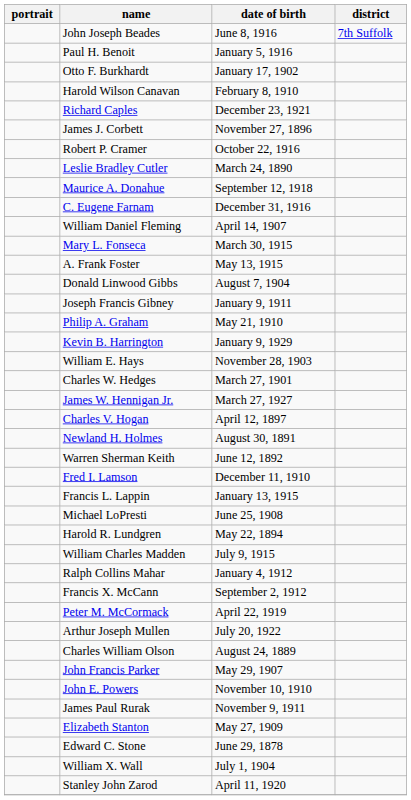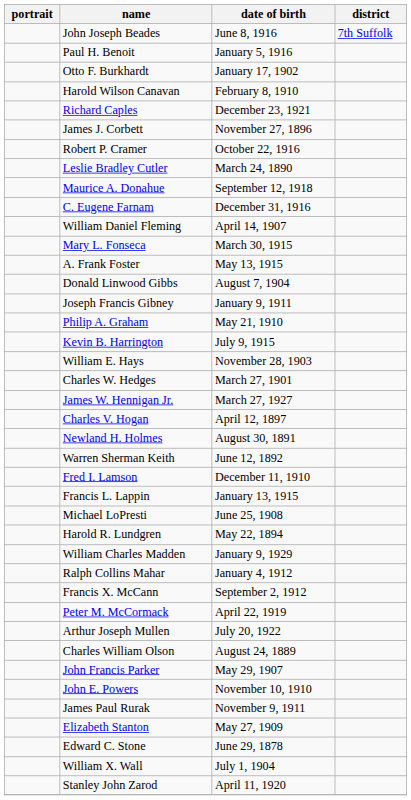(254, 341) January 9, 1929 -> (245, 341) July 9, 1915
(245, 554) July 9, 1915 -> (254, 554) January 9, 1929
